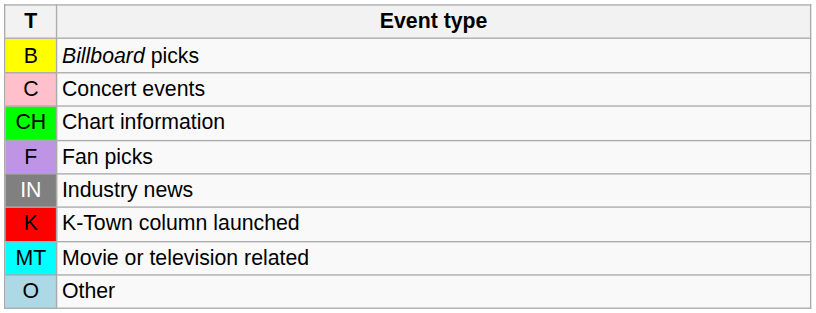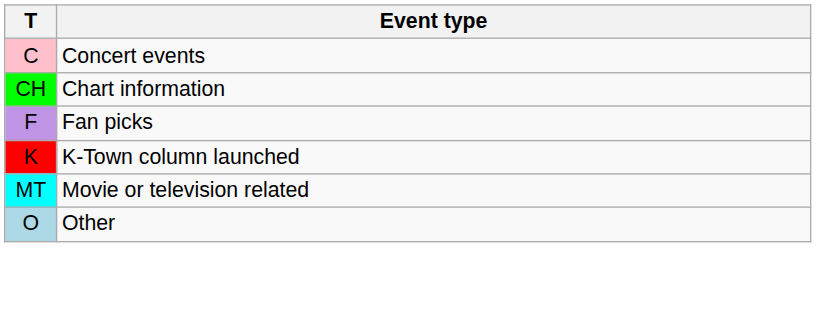- row: (131, 55)
- row: (128, 190)
